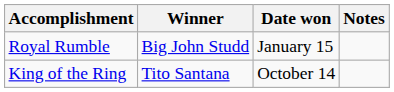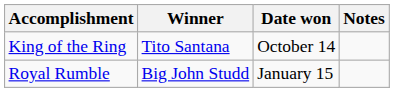rows swapped: (59, 45) <-> (67, 73)
